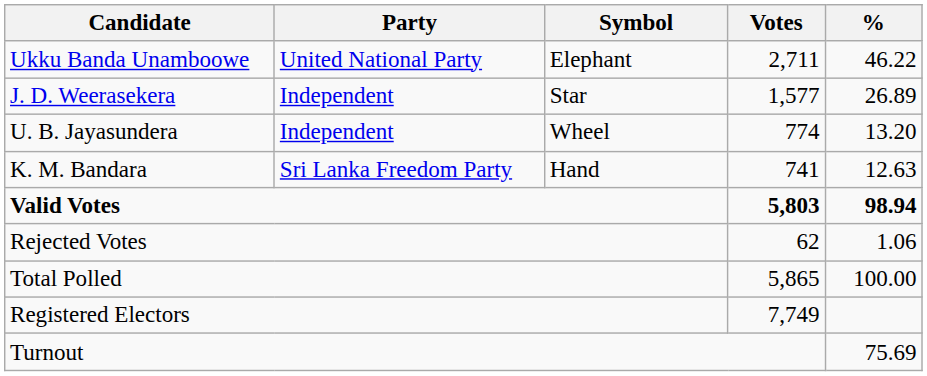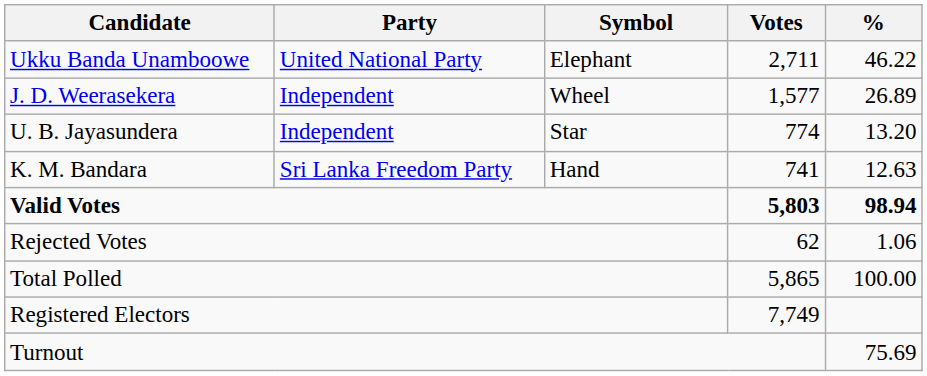(568, 95) Star -> (580, 95) Wheel
(580, 132) Wheel -> (568, 132) Star
